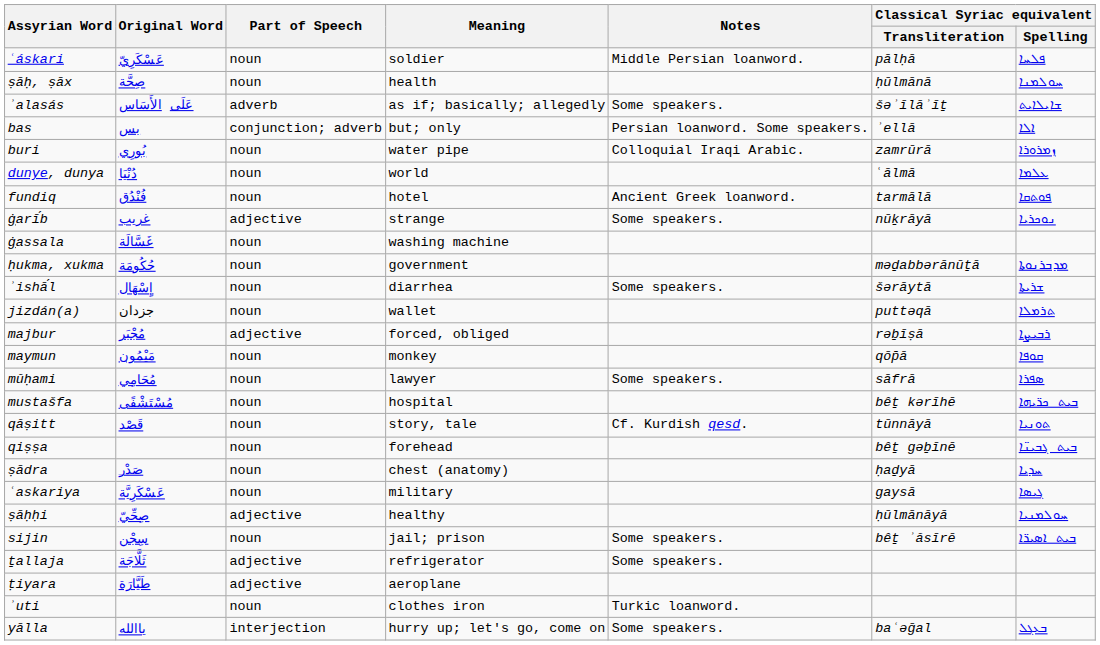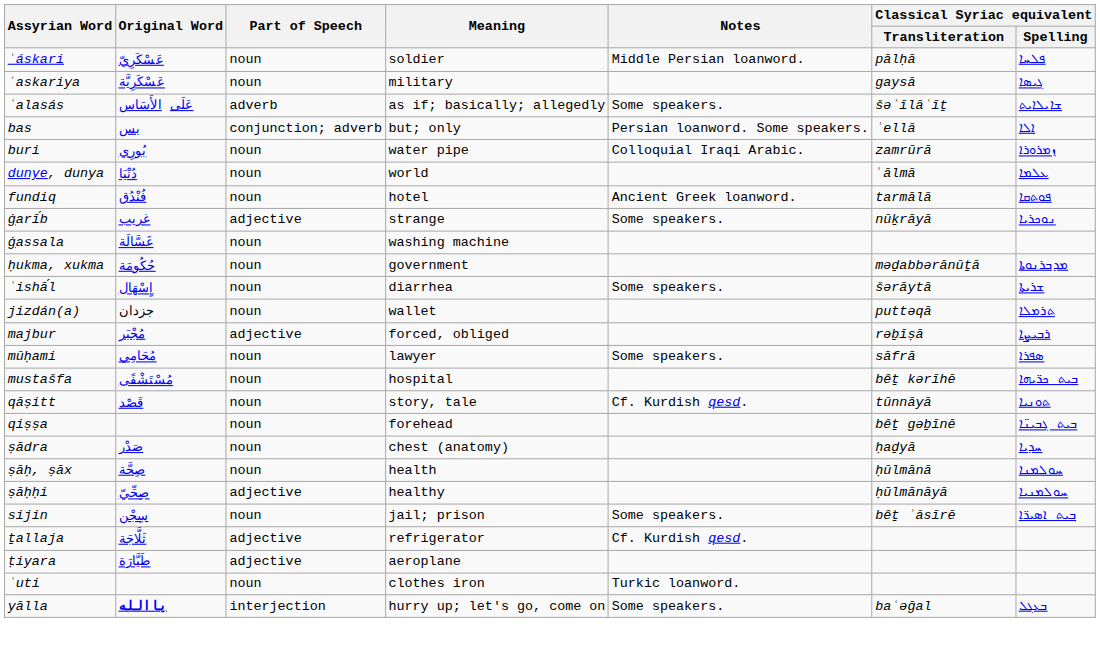rows swapped: (44, 493) <-> (40, 82)
- row: (32, 357)
(668, 561) Some speakers. -> (680, 538) Cf. Kurdish qesd.
(132, 629) normal -> (143, 607) bold
